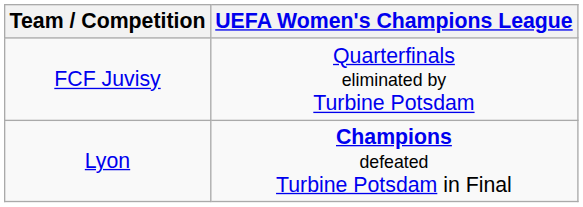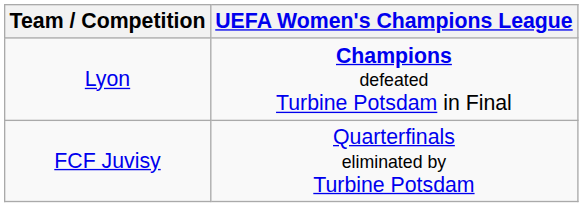rows swapped: (108, 160) <-> (107, 79)
